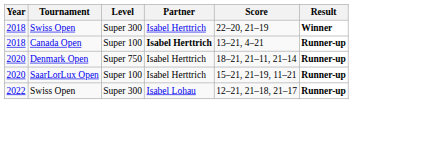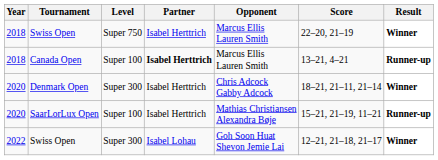+ column: (256, 12)
(123, 28) Super 300 -> (123, 34) Super 750
(123, 59) Super 750 -> (123, 87) Super 300
(324, 59) Runner-up -> (402, 87) Winner
(324, 91) Runner-up -> (402, 141) Winner
